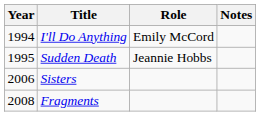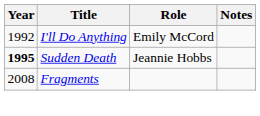(21, 36) 1994 -> (21, 36) 1992
(21, 57) normal -> (21, 57) bold
- row: (59, 79)
